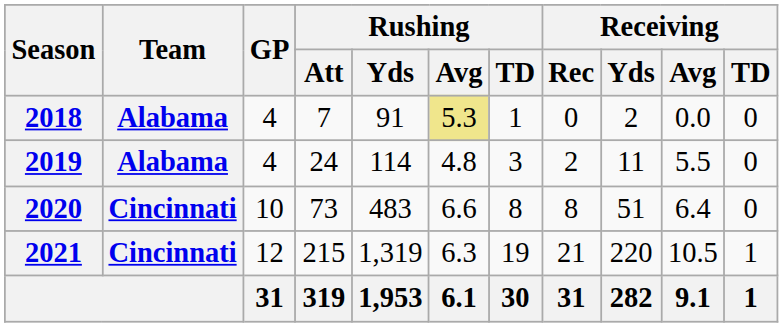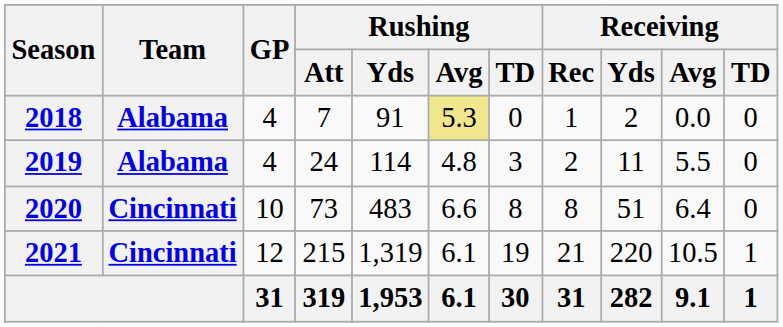(515, 117) 1 -> (515, 117) 0
(571, 117) 0 -> (571, 117) 1
(459, 252) 6.3 -> (459, 252) 6.1
